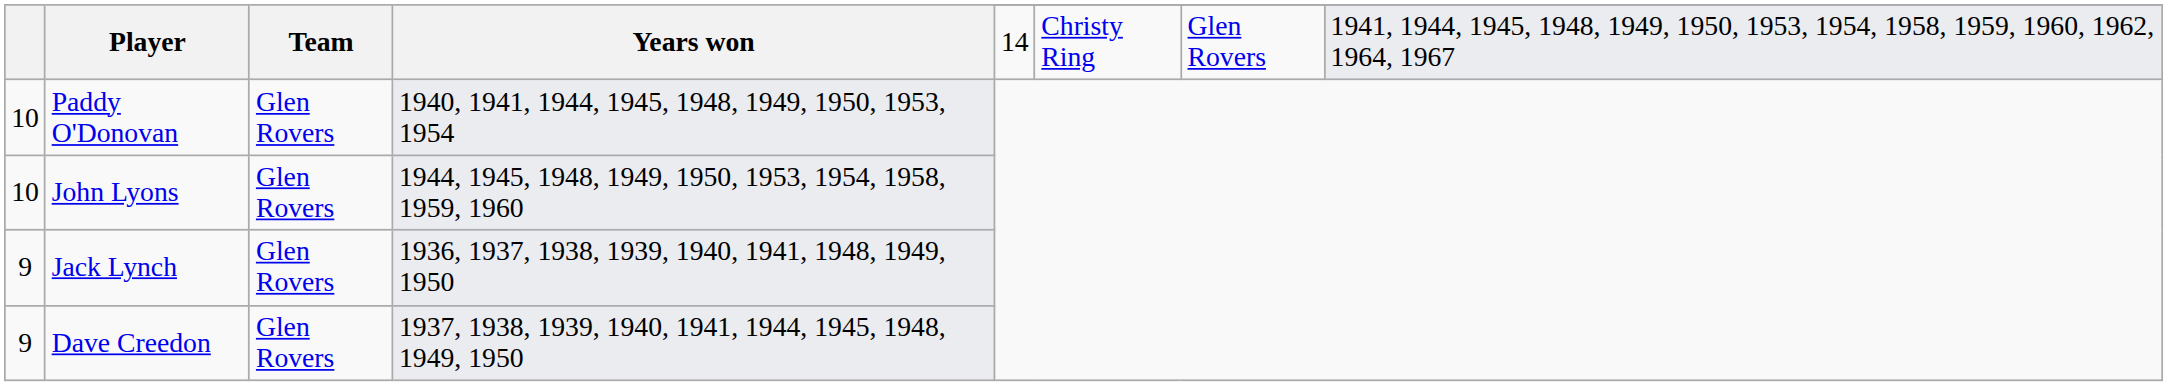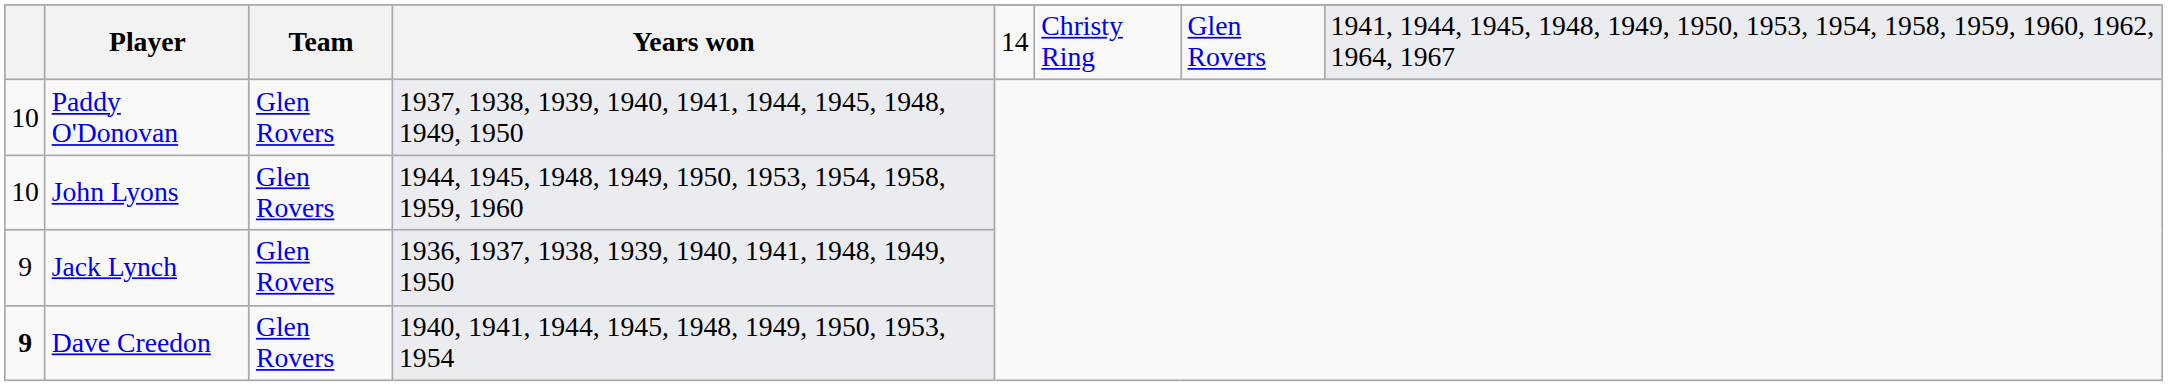(672, 117) 1940, 1941, 1944, 1945, 1948, 1949, 1950, 1953, 1954 -> (672, 117) 1937, 1938, 1939, 1940, 1941, 1944, 1945, 1948, 1949, 1950
(25, 342) normal -> (25, 342) bold
(672, 342) 1937, 1938, 1939, 1940, 1941, 1944, 1945, 1948, 1949, 1950 -> (672, 342) 1940, 1941, 1944, 1945, 1948, 1949, 1950, 1953, 1954
